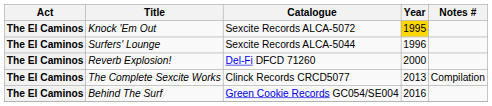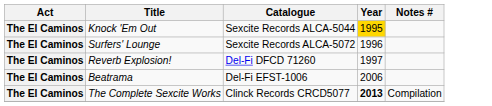(290, 28) Sexcite Records ALCA-5072 -> (290, 28) Sexcite Records ALCA-5044
(290, 45) Sexcite Records ALCA-5044 -> (290, 45) Sexcite Records ALCA-5072
(415, 61) 2000 -> (371, 61) 1997
+ row: (110, 77)
(415, 77) normal -> (371, 93) bold
- row: (125, 93)
